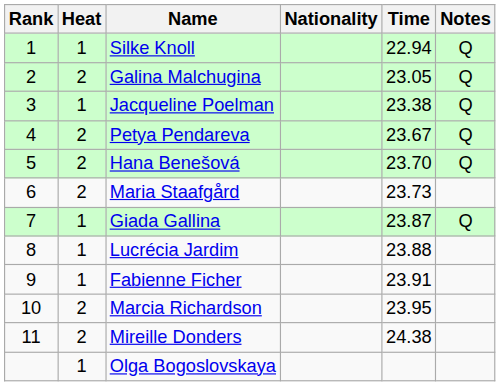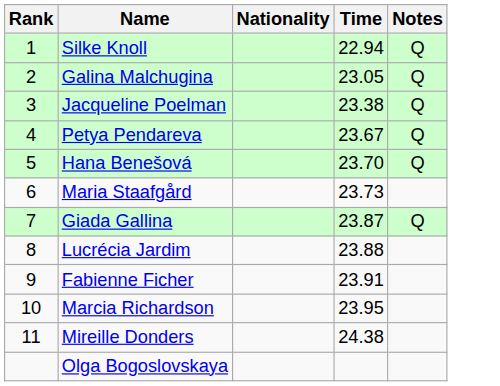- column: (82, 18)
